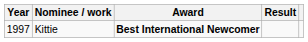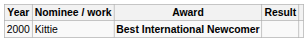(18, 29) 1997 -> (18, 29) 2000
